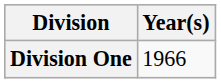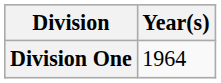(164, 58) 1966 -> (164, 58) 1964
